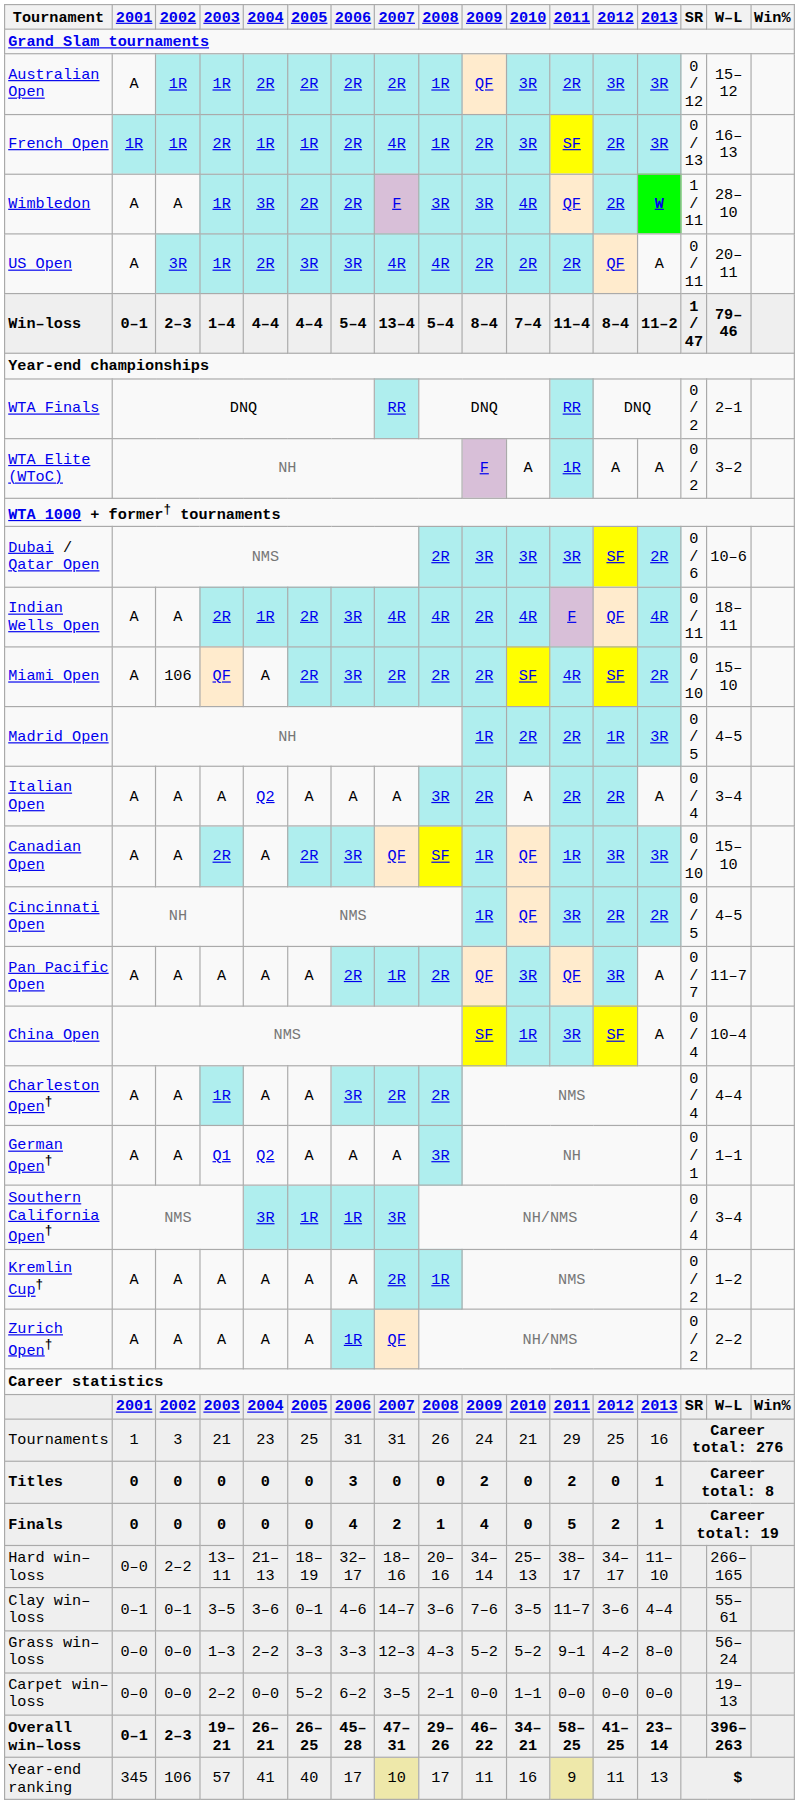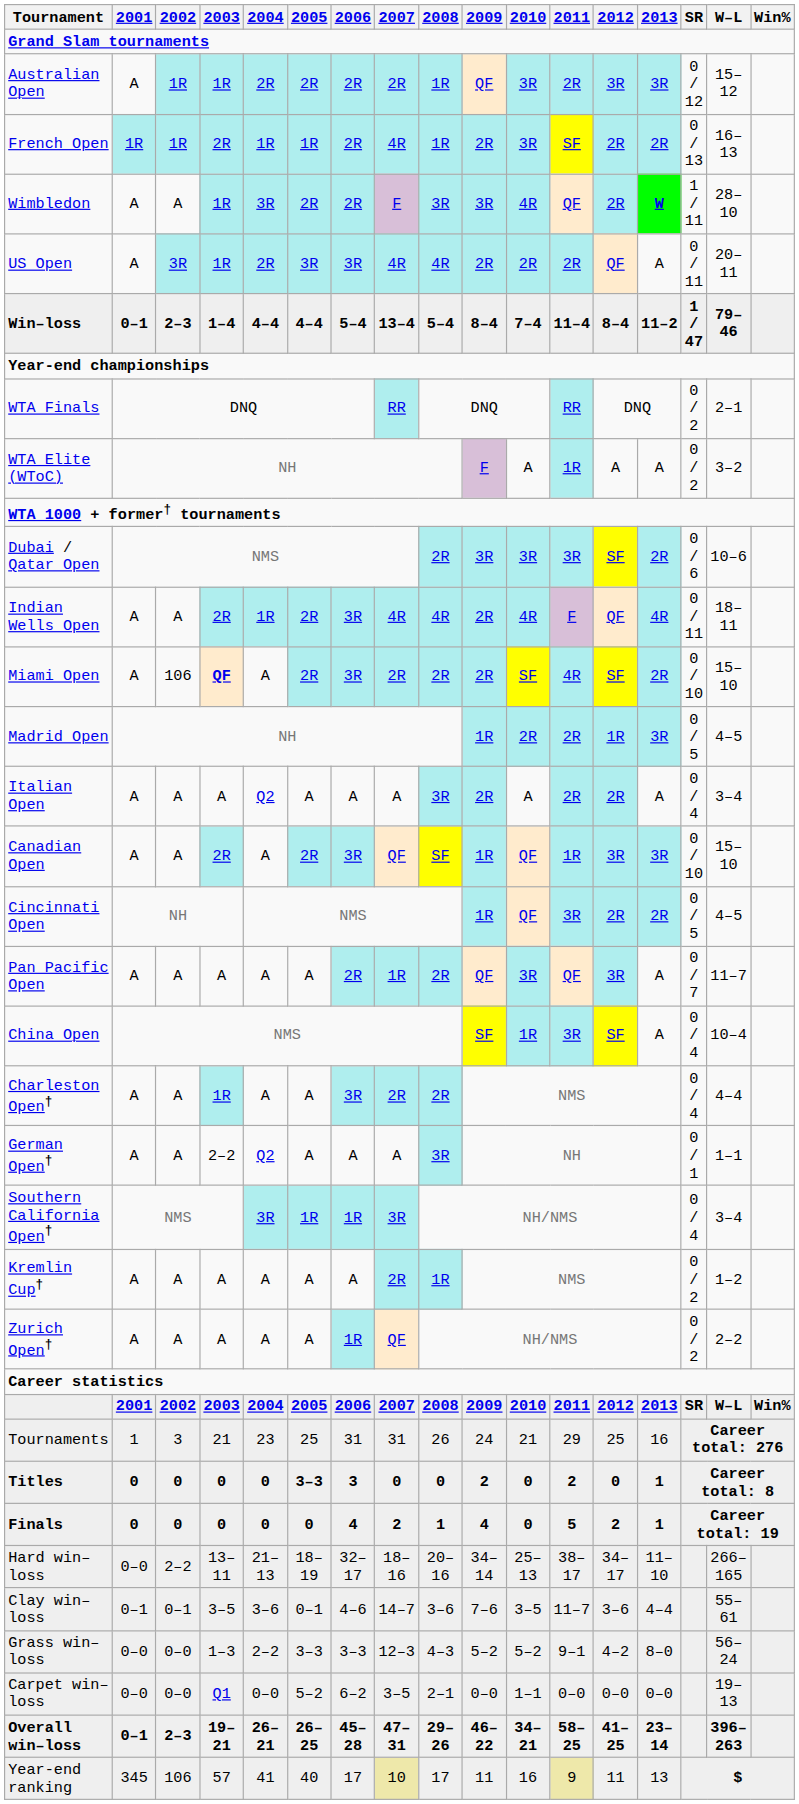(659, 144) 3R -> (659, 144) 2R
(222, 677) normal -> (222, 677) bold
(222, 1156) Q1 -> (222, 1156) 2–2
(309, 1482) 0 -> (309, 1482) 3–3
(222, 1694) 2–2 -> (222, 1694) Q1
